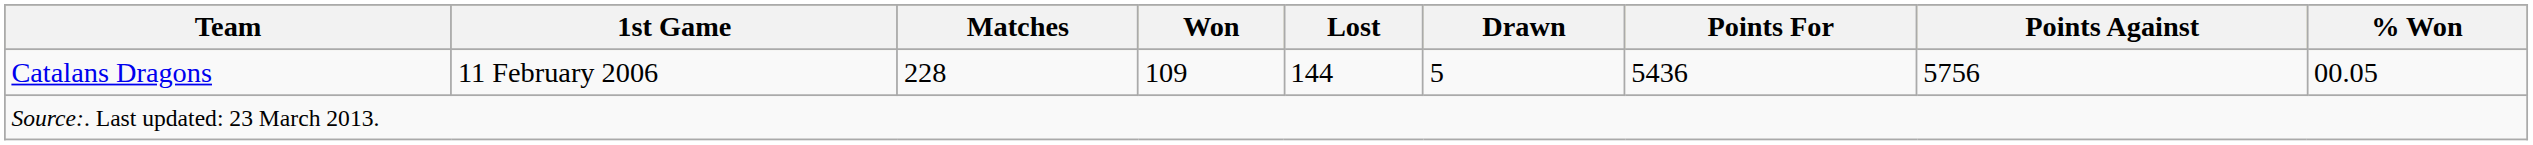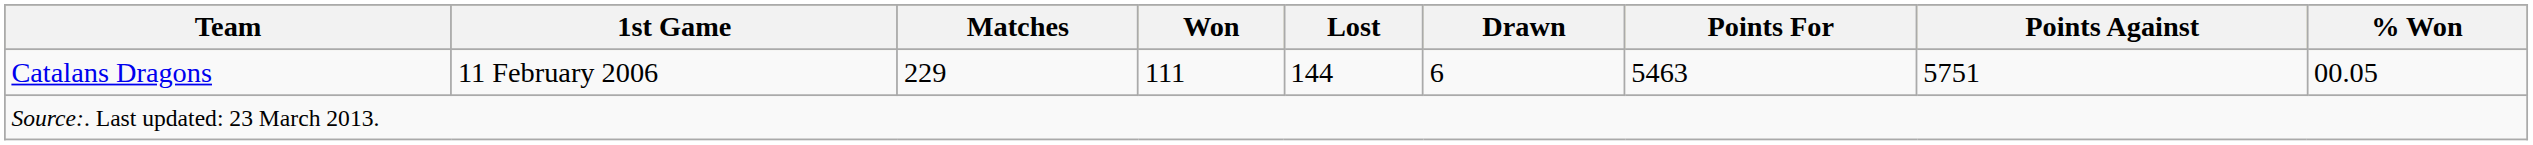(925, 71) 228 -> (925, 71) 229
(1166, 71) 109 -> (1165, 71) 111
(1437, 71) 5 -> (1437, 71) 6
(1660, 71) 5436 -> (1660, 71) 5463
(1952, 71) 5756 -> (1952, 71) 5751
